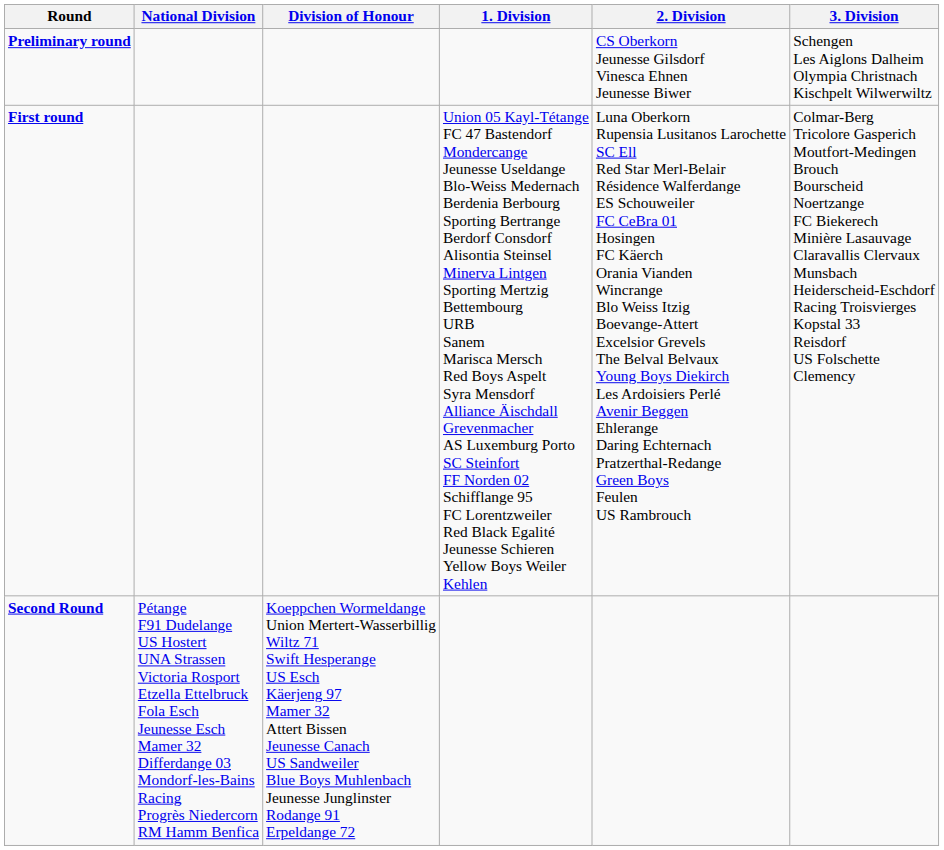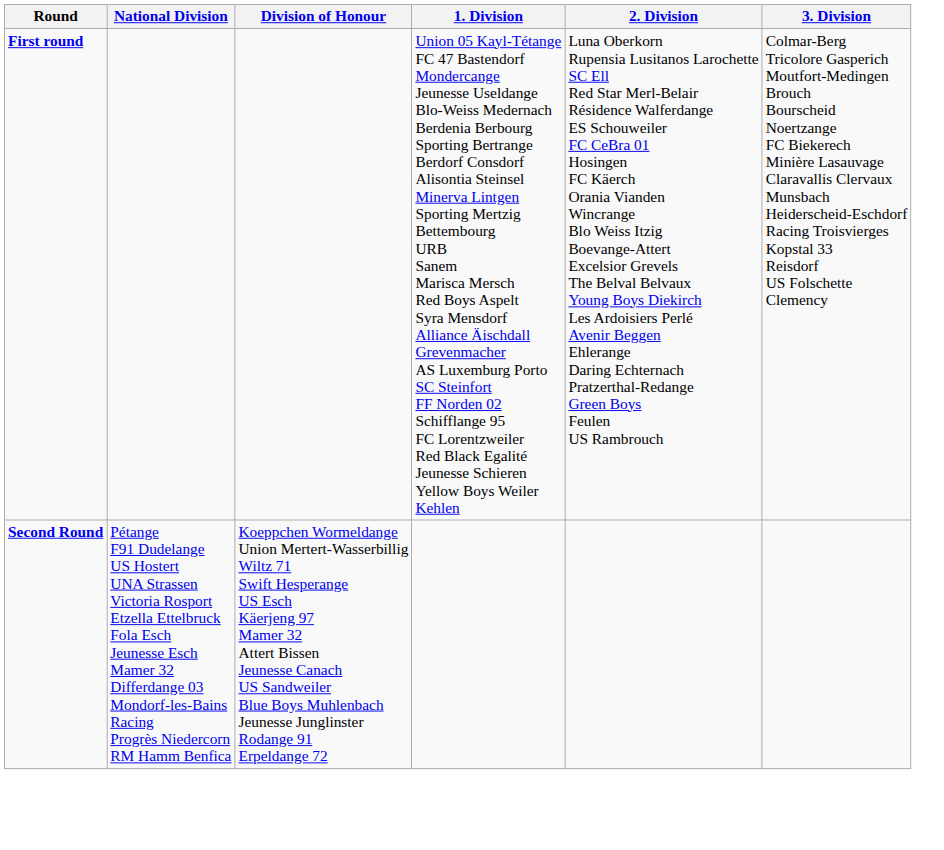- row: (69, 41)
